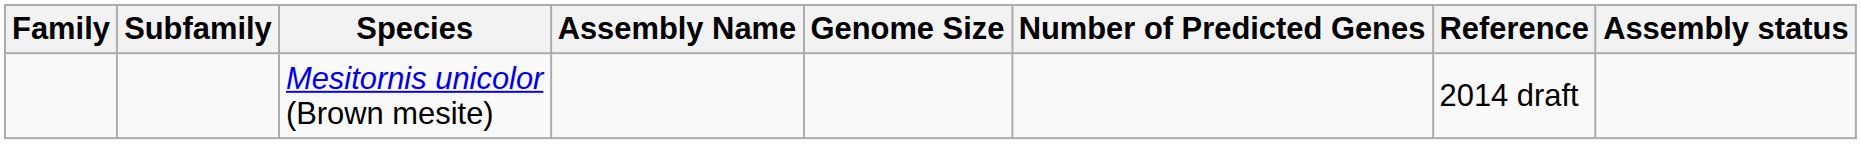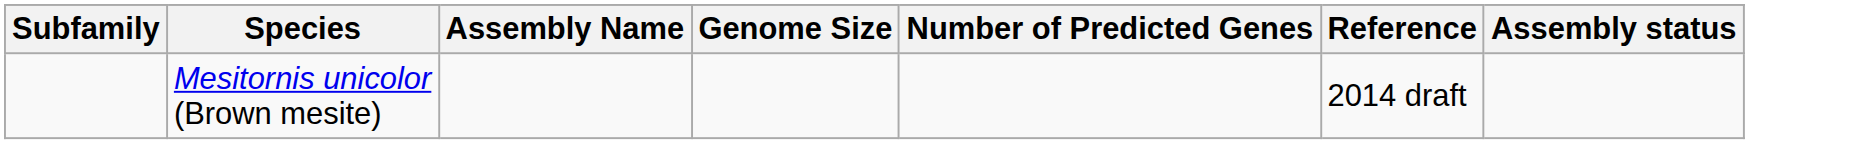- column: (61, 28)
